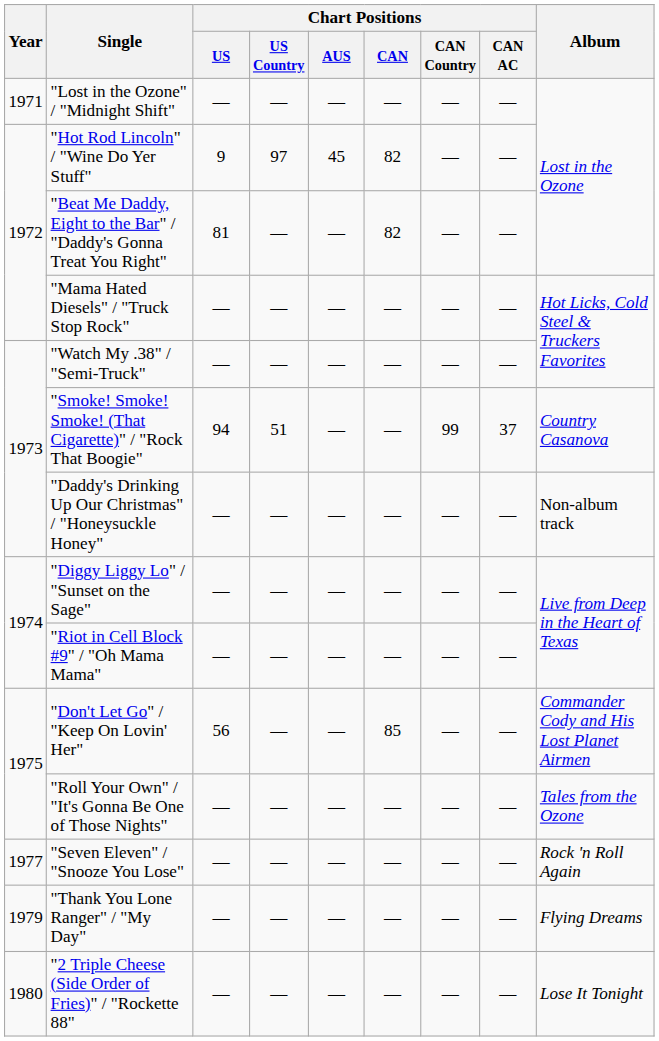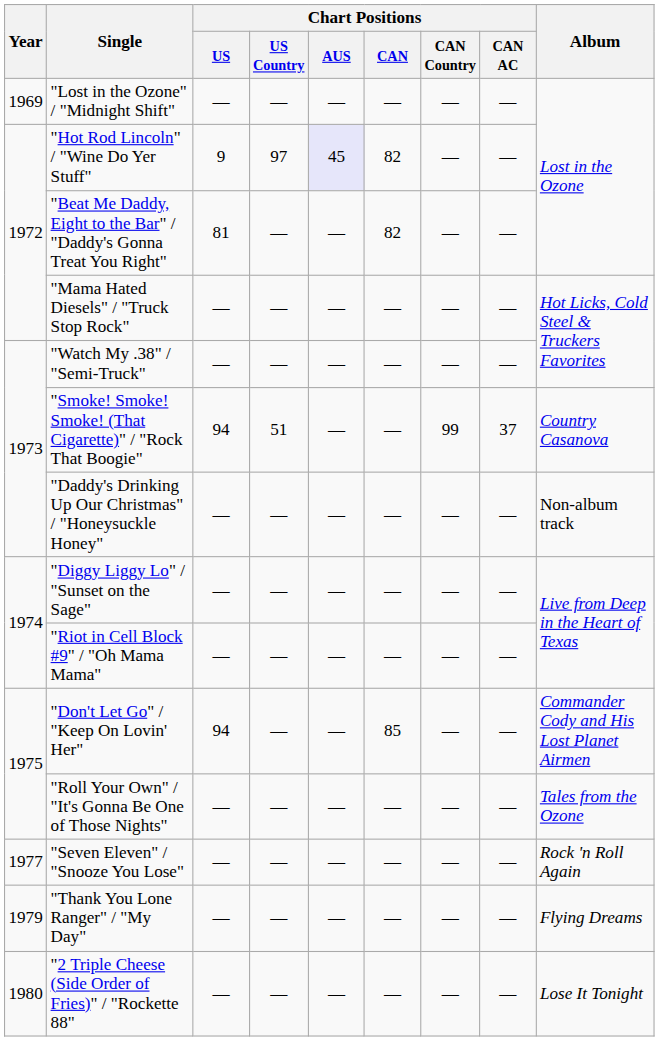(26, 101) 1971 -> (26, 101) 1969
(336, 157) no background -> (336, 157) lavender background
(221, 730) 56 -> (221, 730) 94
